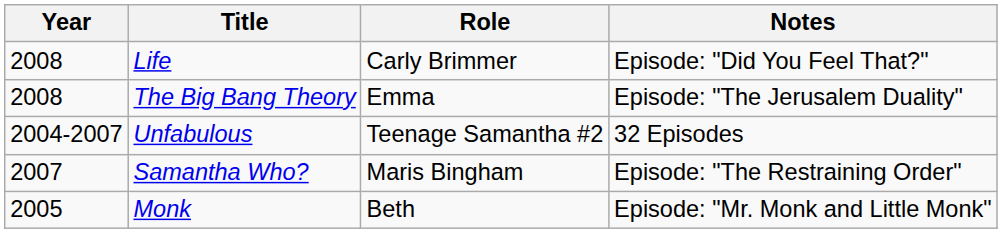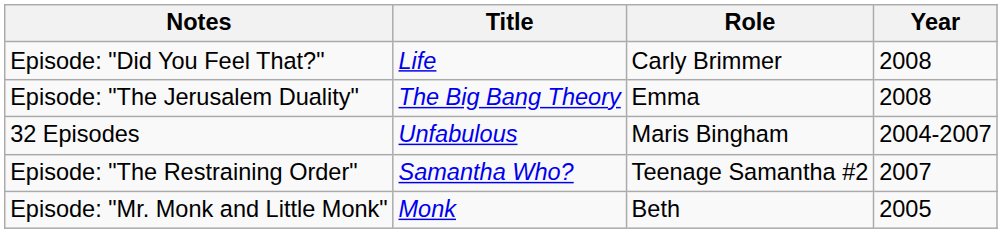columns swapped: (66, 23) <-> (803, 23)
(485, 135) Teenage Samantha #2 -> (710, 135) Maris Bingham
(445, 172) Maris Bingham -> (750, 172) Teenage Samantha #2
